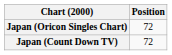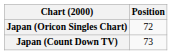(148, 42) 72 -> (148, 42) 73
